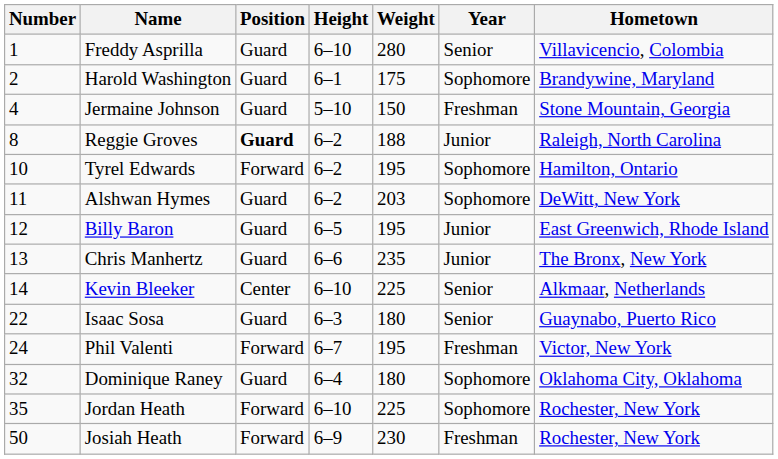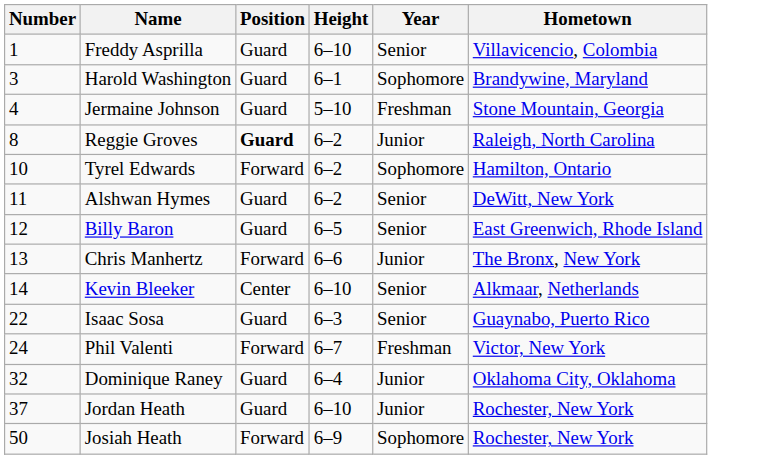- column: (406, 19)
(14, 79) 2 -> (14, 79) 3
(487, 199) Sophomore -> (402, 199) Senior
(467, 229) Junior -> (402, 229) Senior
(264, 259) Guard -> (272, 259) Forward
(487, 378) Sophomore -> (401, 378) Junior
(18, 408) 35 -> (18, 408) 37
(272, 408) Forward -> (264, 408) Guard
(487, 408) Sophomore -> (401, 408) Junior
(481, 438) Freshman -> (421, 438) Sophomore
